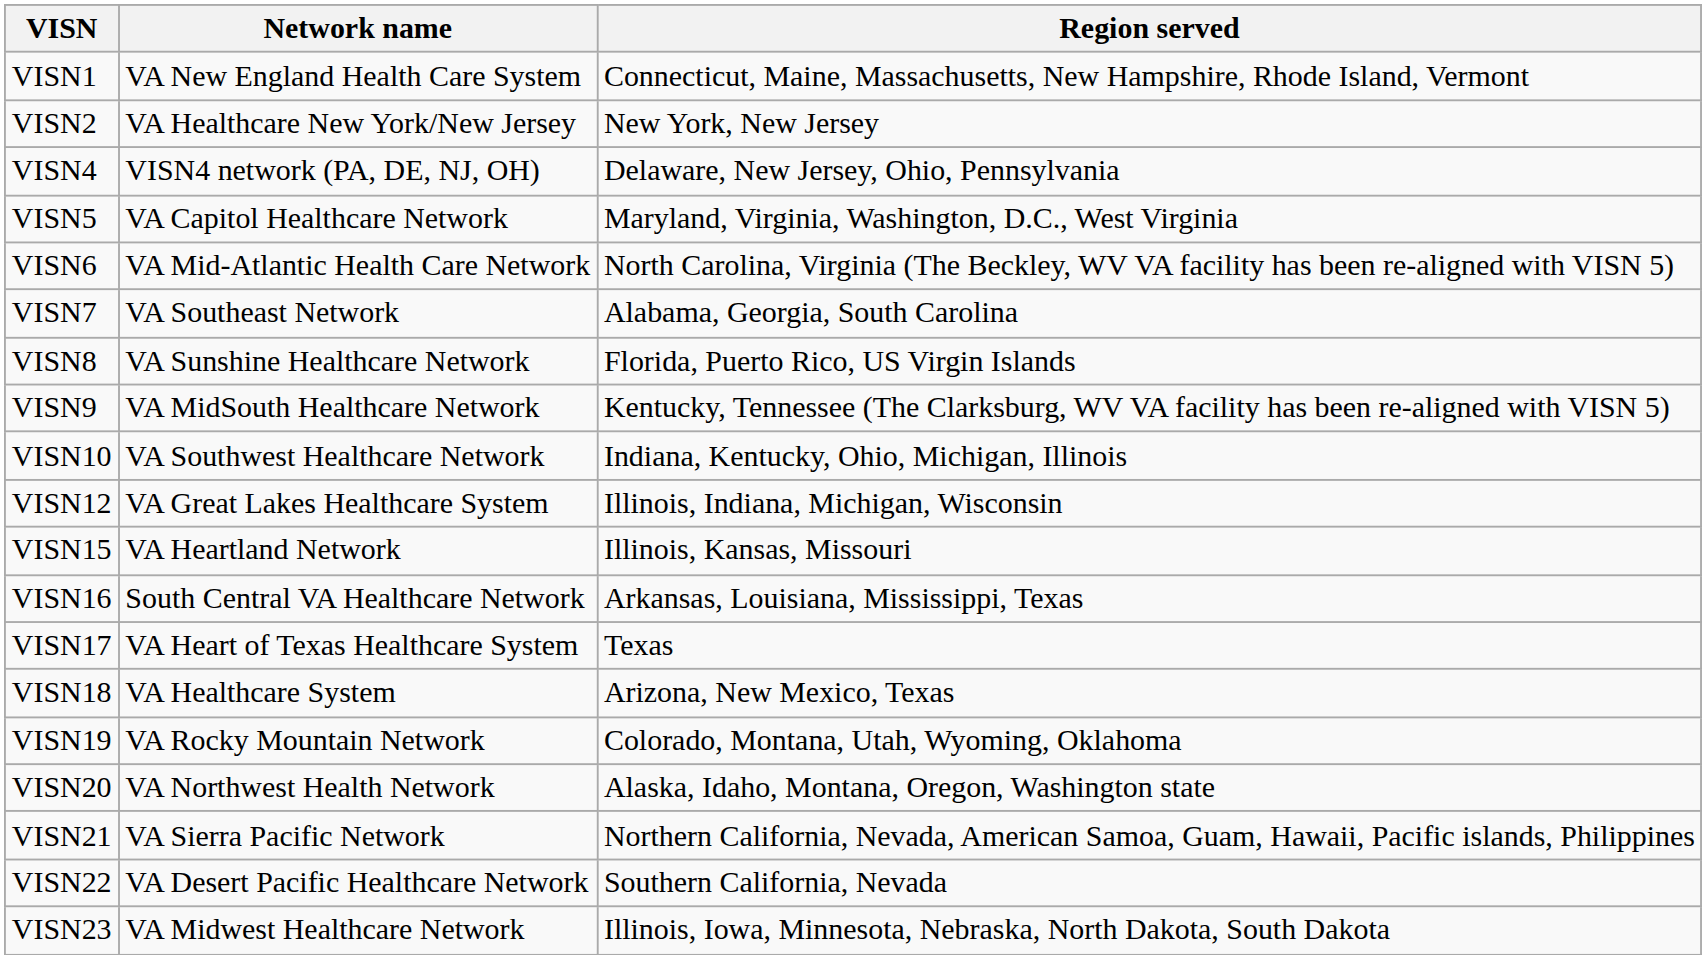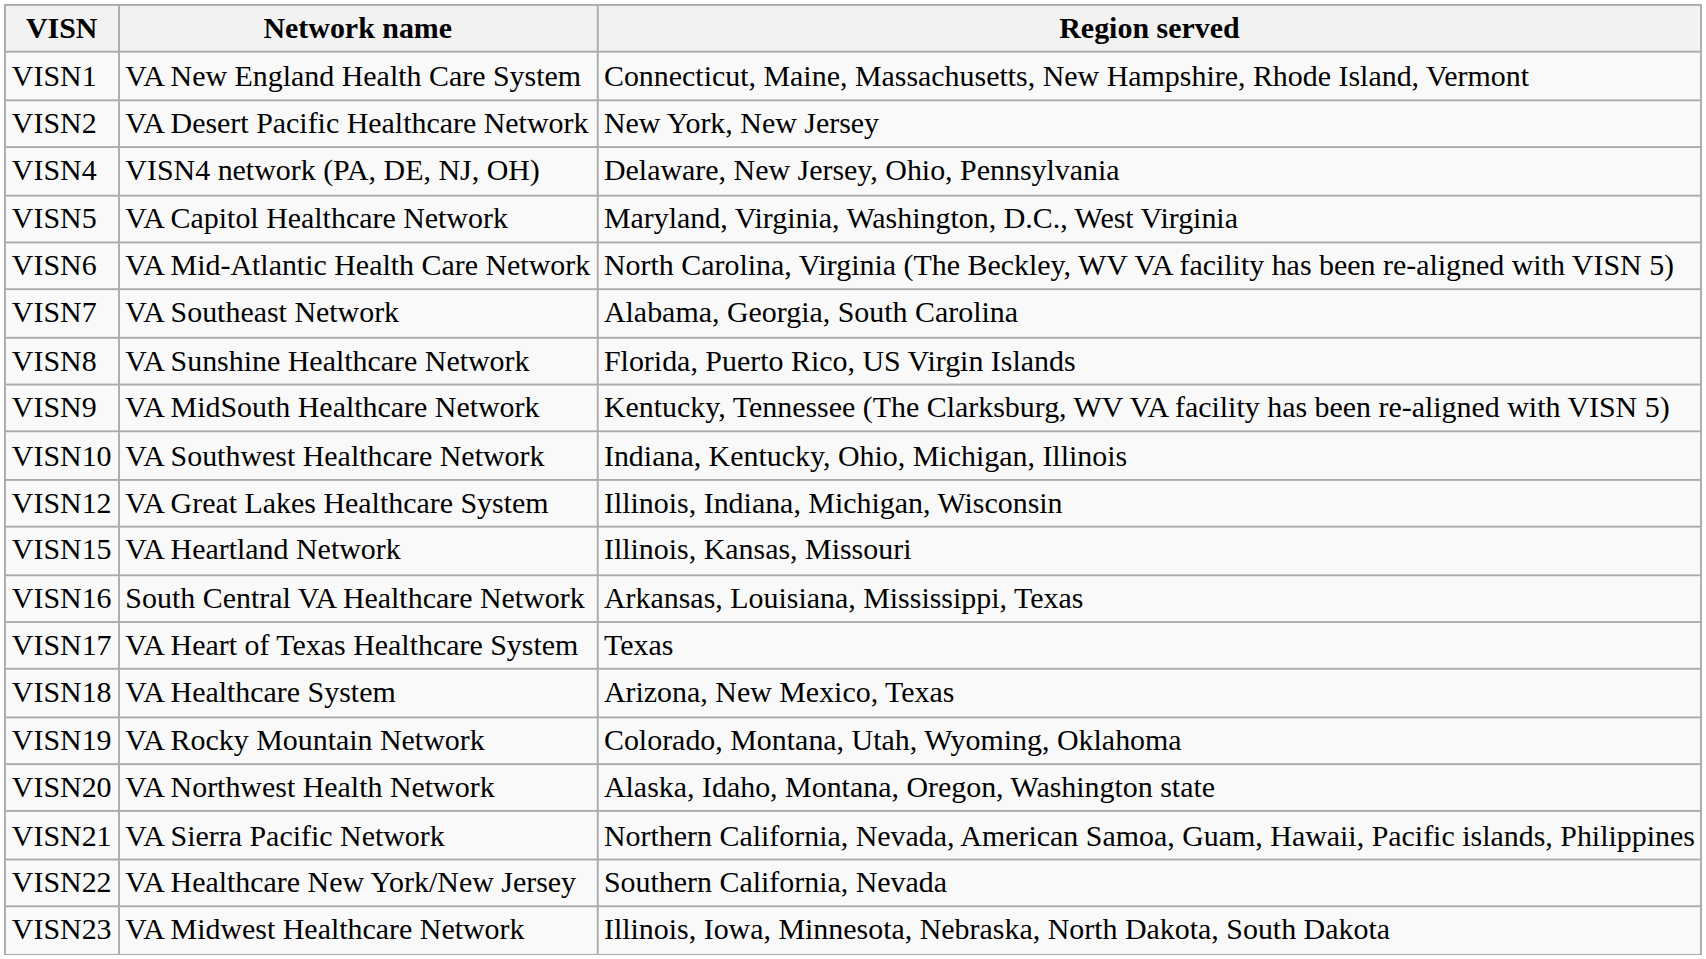(351, 123) VA Healthcare New York/New Jersey -> (357, 123) VA Desert Pacific Healthcare Network
(357, 882) VA Desert Pacific Healthcare Network -> (351, 882) VA Healthcare New York/New Jersey
